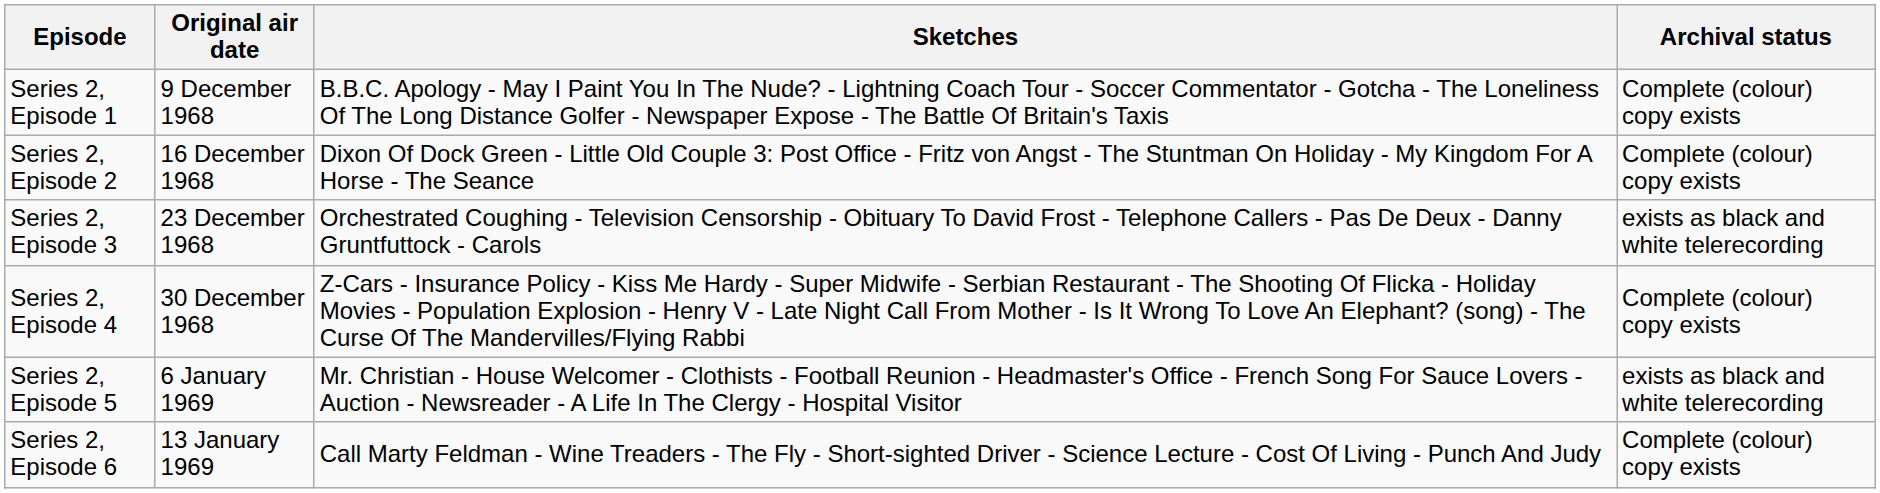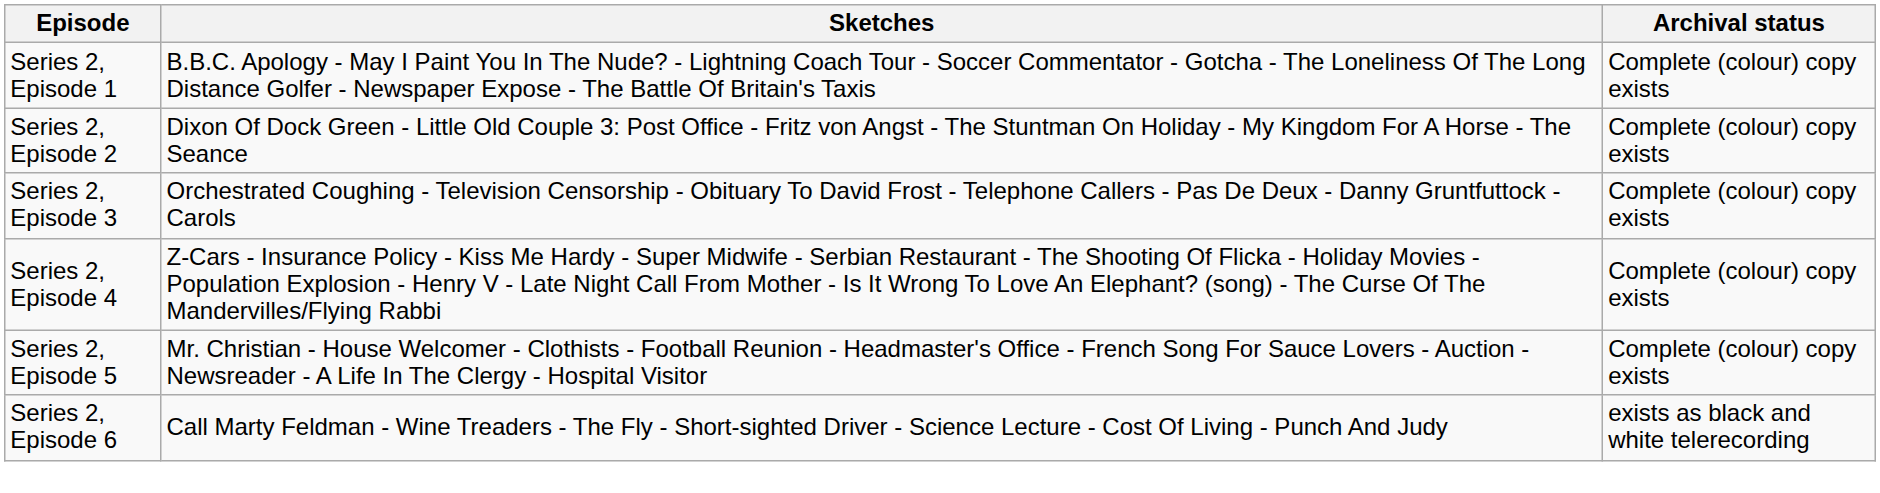- column: (235, 37)
(1723, 232) exists as black and white telerecording -> (1732, 205) Complete (colour) copy exists
(1723, 389) exists as black and white telerecording -> (1732, 362) Complete (colour) copy exists
(1717, 454) Complete (colour) copy exists -> (1710, 427) exists as black and white telerecording
